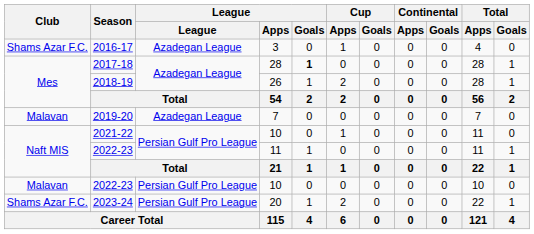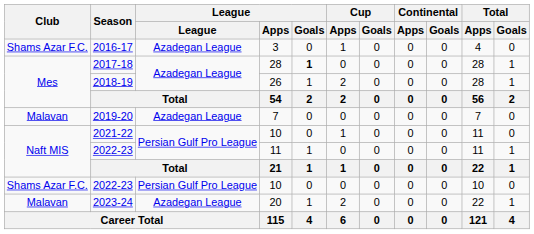(47, 185) Malavan -> (47, 185) Shams Azar F.C.
(47, 202) Shams Azar F.C. -> (47, 202) Malavan
(197, 202) Persian Gulf Pro League -> (197, 202) Azadegan League
